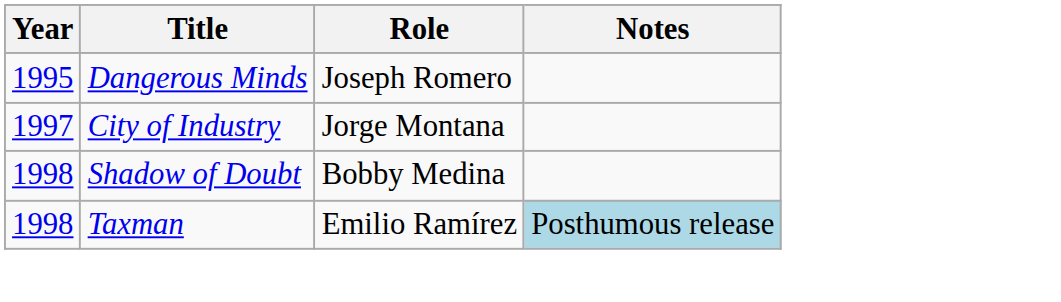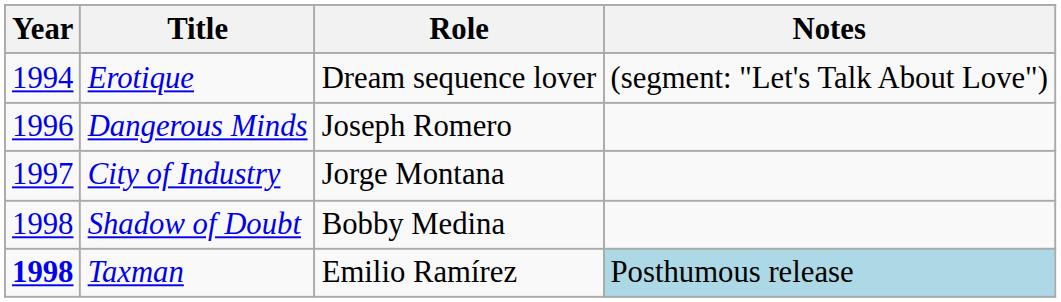+ row: (141, 77)
(43, 77) 1995 -> (43, 126) 1996
(43, 223) normal -> (43, 272) bold
